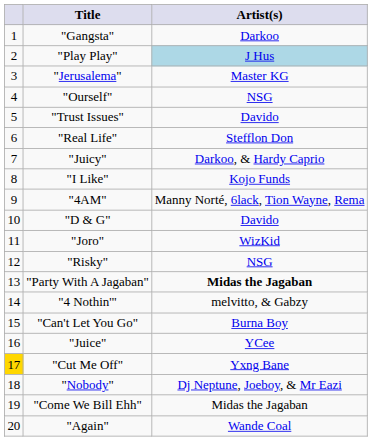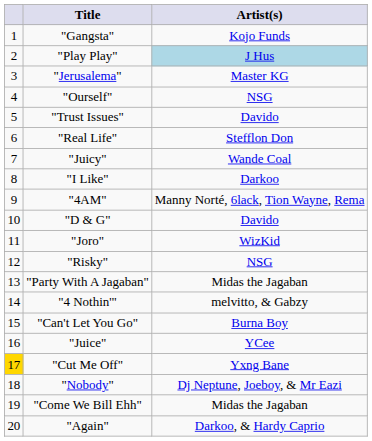(260, 35) Darkoo -> (260, 35) Kojo Funds
(260, 158) Darkoo, & Hardy Caprio -> (260, 158) Wande Coal
(260, 179) Kojo Funds -> (260, 179) Darkoo
(260, 281) bold -> (260, 281) normal
(260, 425) Wande Coal -> (260, 425) Darkoo, & Hardy Caprio
